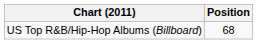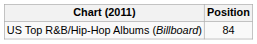(228, 30) 68 -> (228, 30) 84
